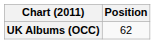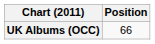(126, 30) 62 -> (126, 30) 66
